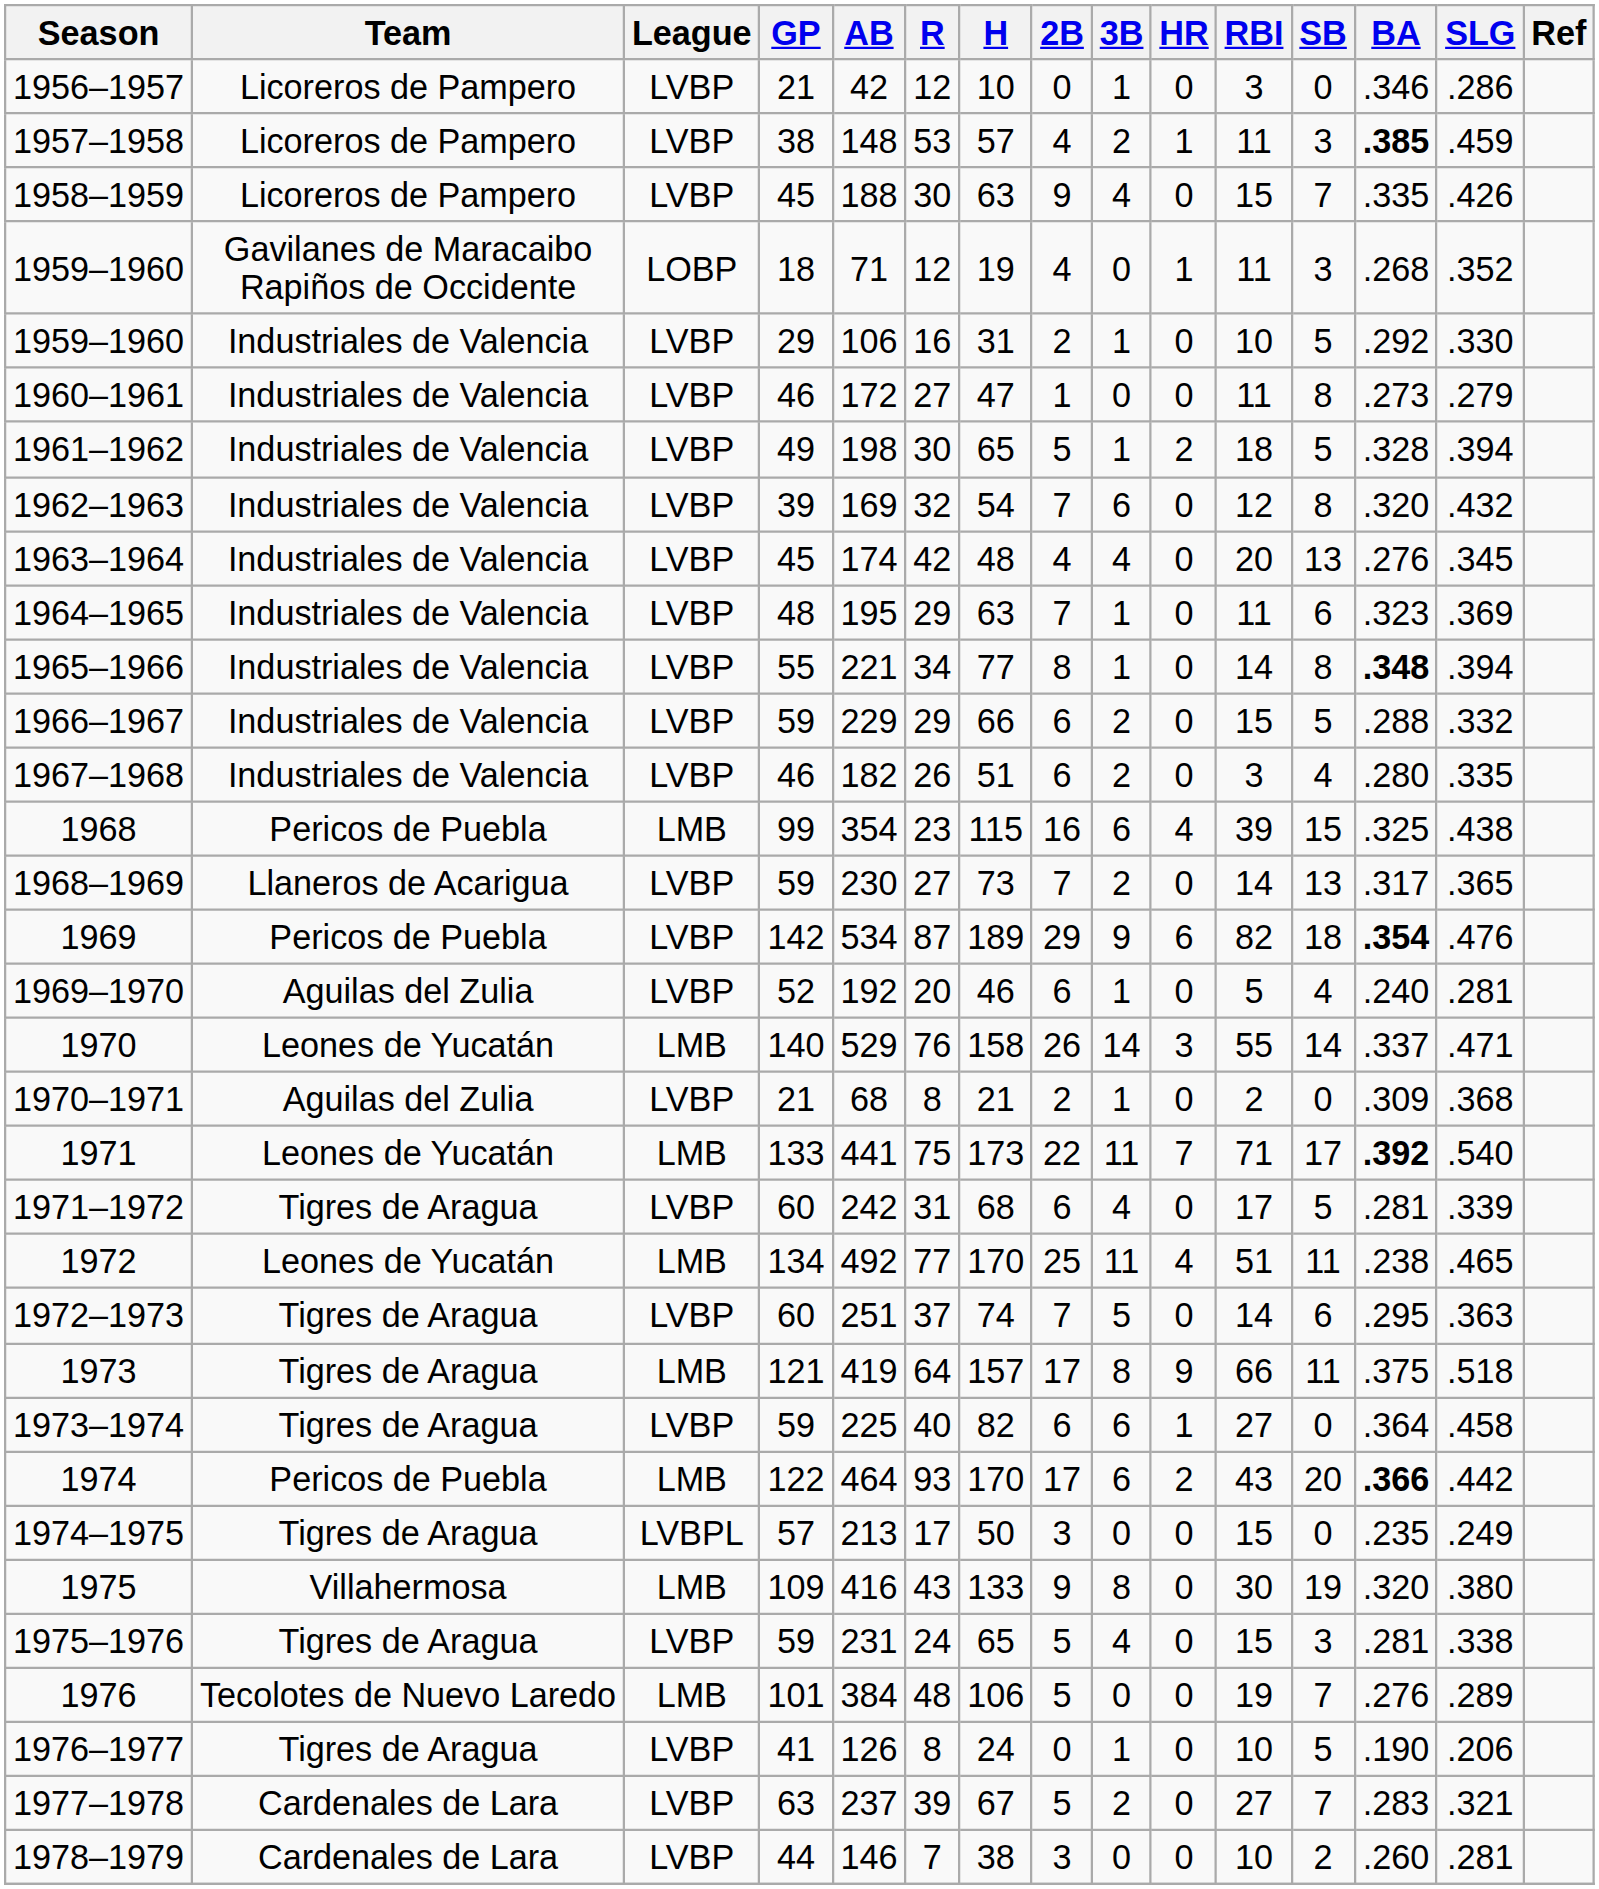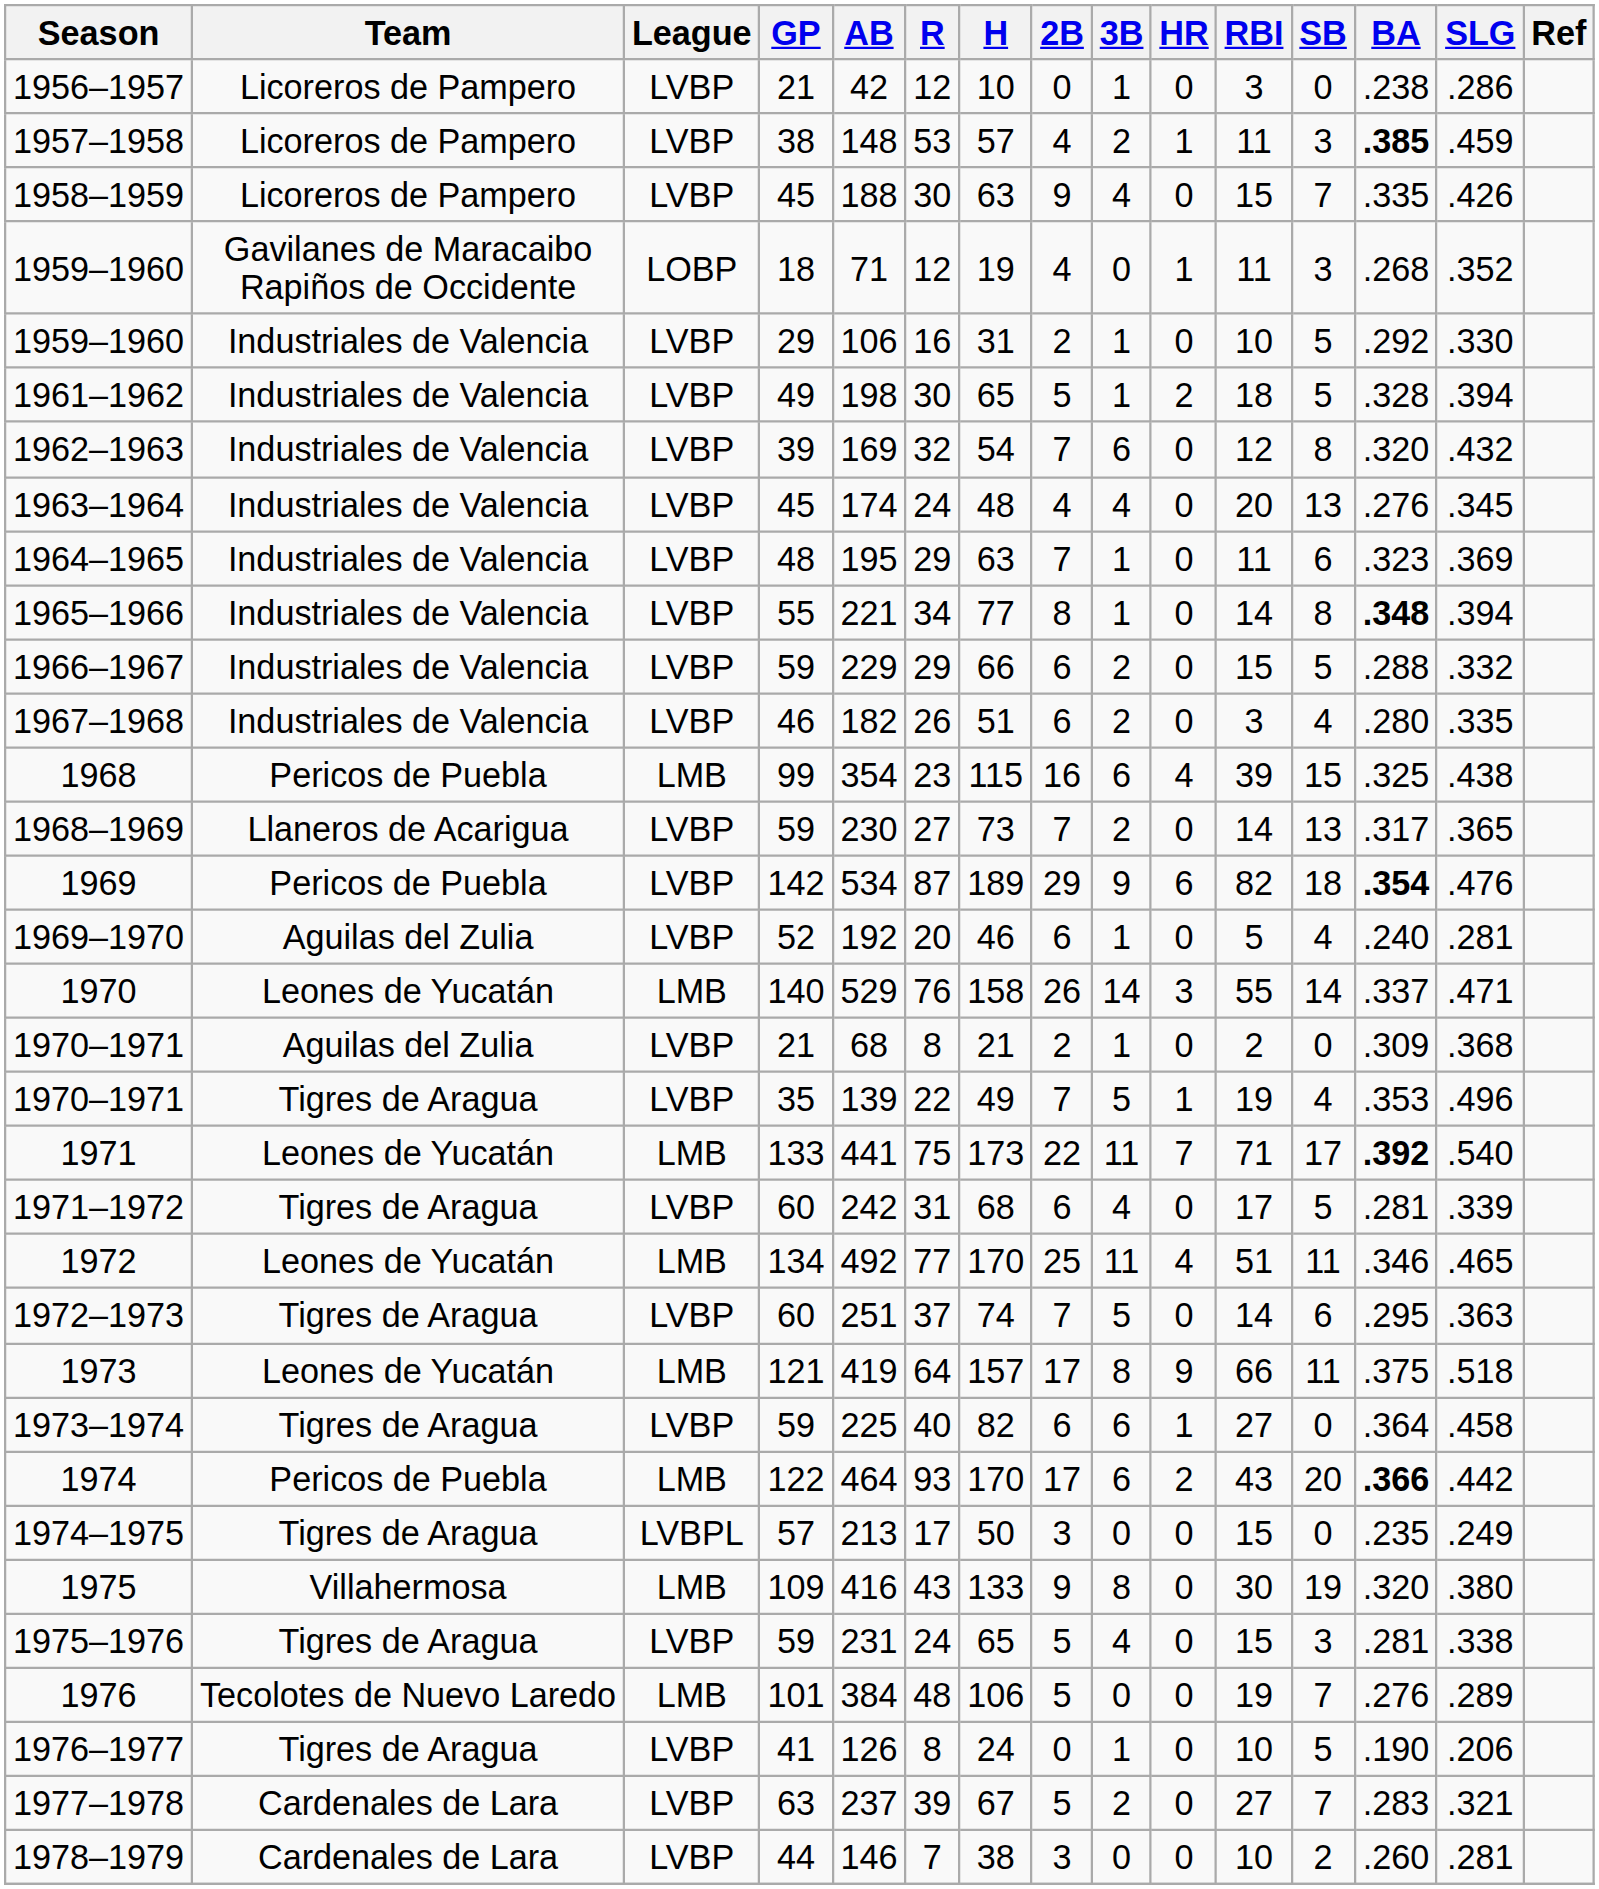(1396, 87) .346 -> (1396, 87) .238
- row: (99, 395)
(932, 558) 42 -> (932, 504) 24
+ row: (99, 1099)
(1396, 1262) .238 -> (1396, 1262) .346
(408, 1370) Tigres de Aragua -> (408, 1370) Leones de Yucatán
